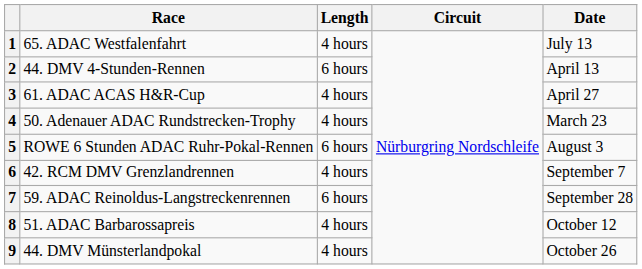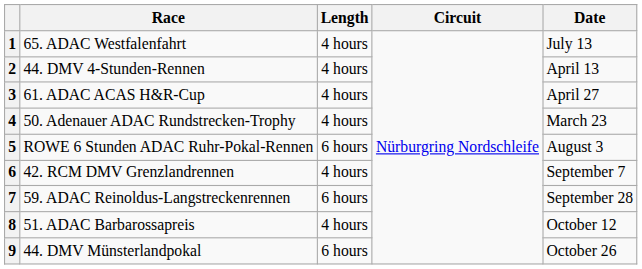(345, 69) 6 hours -> (345, 69) 4 hours
(345, 250) 4 hours -> (345, 250) 6 hours
